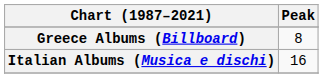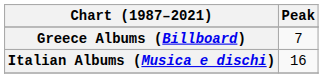(298, 39) 8 -> (298, 39) 7
